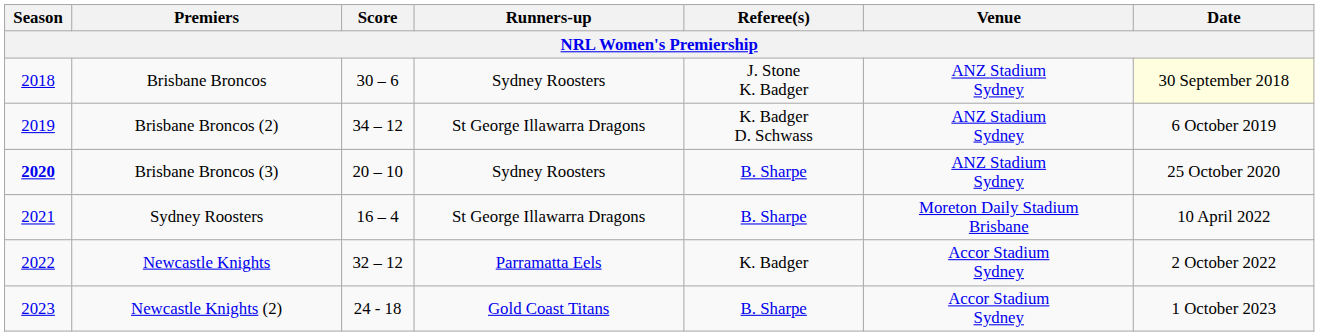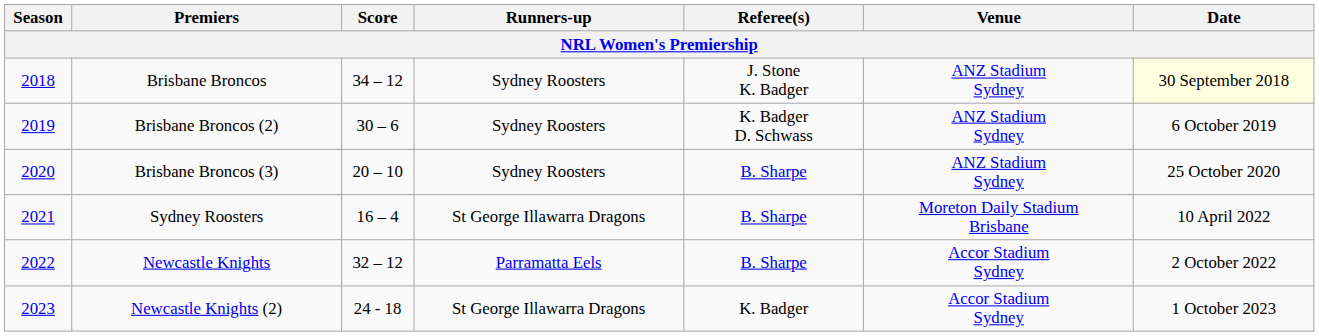(378, 80) 30 – 6 -> (378, 80) 34 – 12
(378, 126) 34 – 12 -> (378, 126) 30 – 6
(549, 126) St George Illawarra Dragons -> (549, 126) Sydney Roosters
(38, 171) bold -> (38, 171) normal
(774, 262) K. Badger -> (774, 262) B. Sharpe
(549, 308) Gold Coast Titans -> (549, 308) St George Illawarra Dragons
(774, 308) B. Sharpe -> (774, 308) K. Badger
